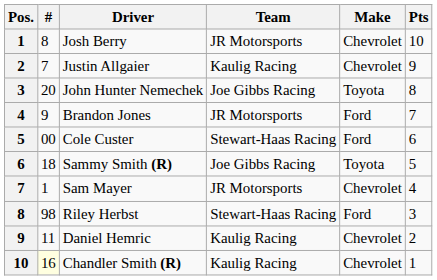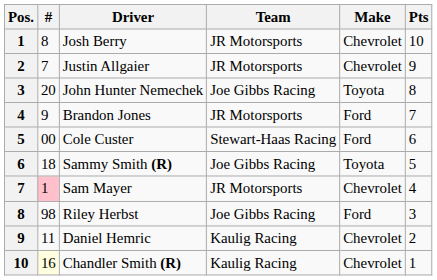(253, 66) Kaulig Racing -> (256, 66) JR Motorsports
(45, 188) no background -> (45, 188) pink background
(273, 213) Stewart-Haas Racing -> (263, 213) Joe Gibbs Racing
